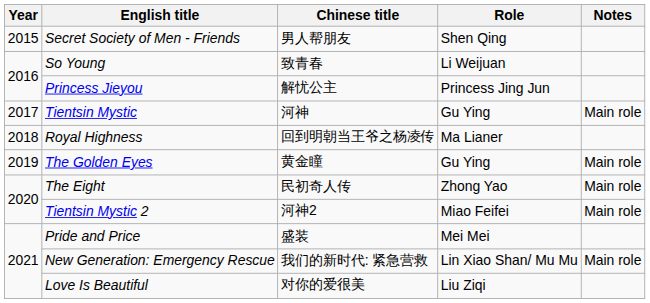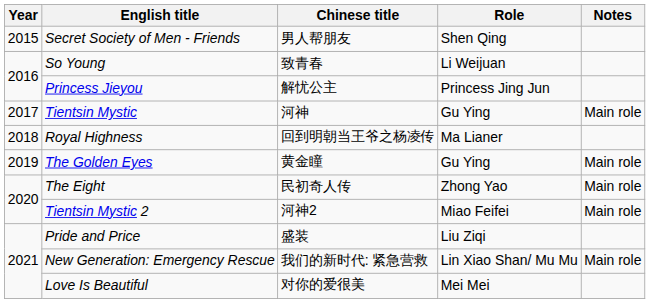(465, 236) Mei Mei -> (463, 236) Liu Ziqi
(463, 285) Liu Ziqi -> (465, 285) Mei Mei
